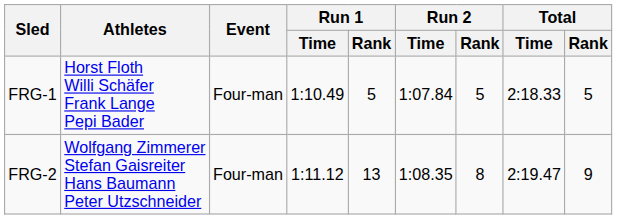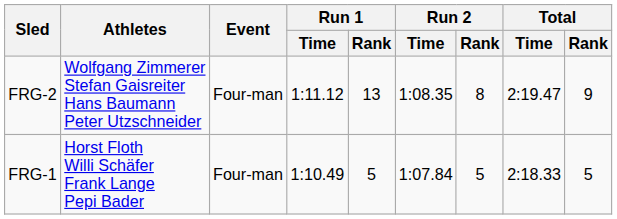rows swapped: (33, 96) <-> (33, 175)
